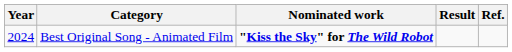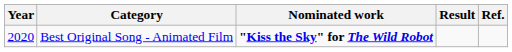(21, 36) 2024 -> (21, 36) 2020
